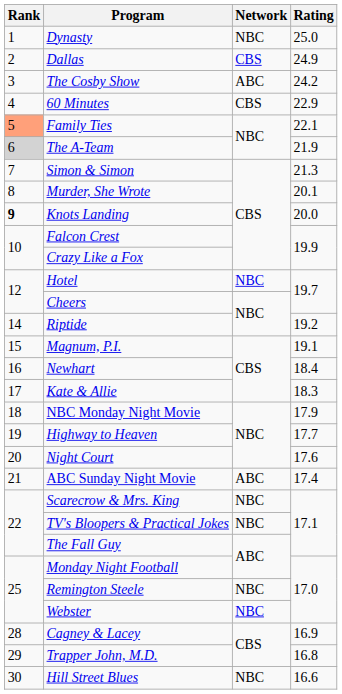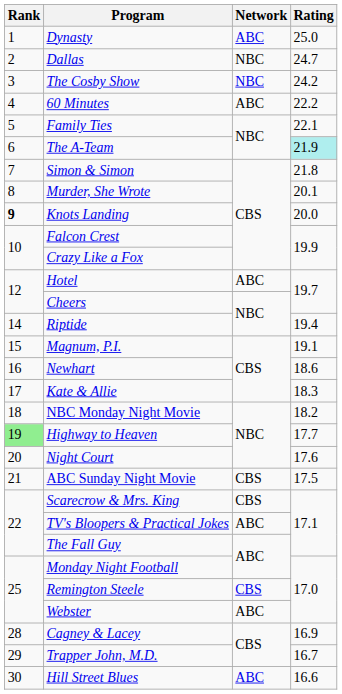(250, 37) NBC -> (250, 37) ABC
(248, 59) CBS -> (250, 59) NBC
(306, 59) 24.9 -> (306, 59) 24.7
(250, 81) ABC -> (250, 81) NBC
(248, 103) CBS -> (250, 103) ABC
(306, 103) 22.9 -> (306, 103) 22.2
(11, 125) lightsalmon background -> (11, 125) no background
(11, 147) lightgrey background -> (11, 147) no background
(306, 147) no background -> (306, 147) paleturquoise background
(306, 170) 21.3 -> (306, 170) 21.8
(250, 280) NBC -> (250, 280) ABC
(306, 324) 19.2 -> (306, 324) 19.4
(306, 368) 18.4 -> (306, 368) 18.6
(306, 412) 17.9 -> (306, 412) 18.2
(15, 434) no background -> (15, 434) lightgreen background
(250, 479) ABC -> (248, 479) CBS
(306, 479) 17.4 -> (306, 479) 17.5
(250, 501) NBC -> (248, 501) CBS
(250, 523) NBC -> (250, 523) ABC
(250, 589) NBC -> (248, 589) CBS
(250, 611) NBC -> (250, 611) ABC
(306, 655) 16.8 -> (306, 655) 16.7
(250, 677) NBC -> (250, 677) ABC
